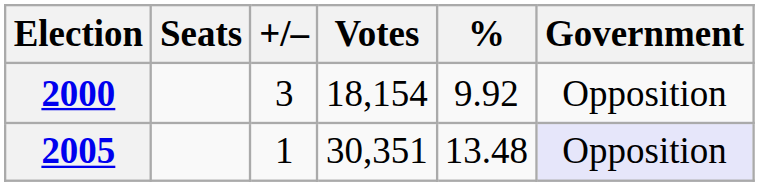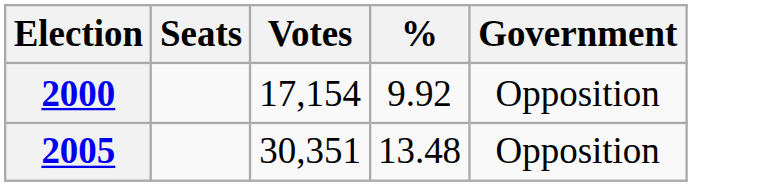- column: (284, 33)
(377, 92) 18,154 -> (310, 92) 17,154
(645, 151) lavender background -> (578, 151) no background
